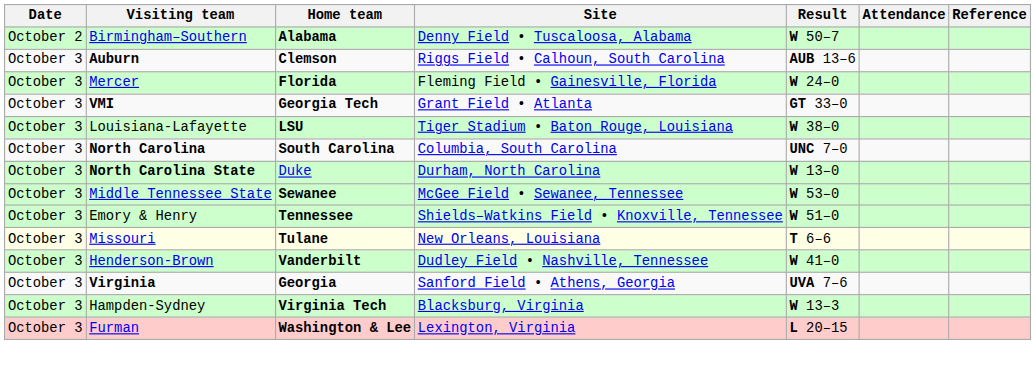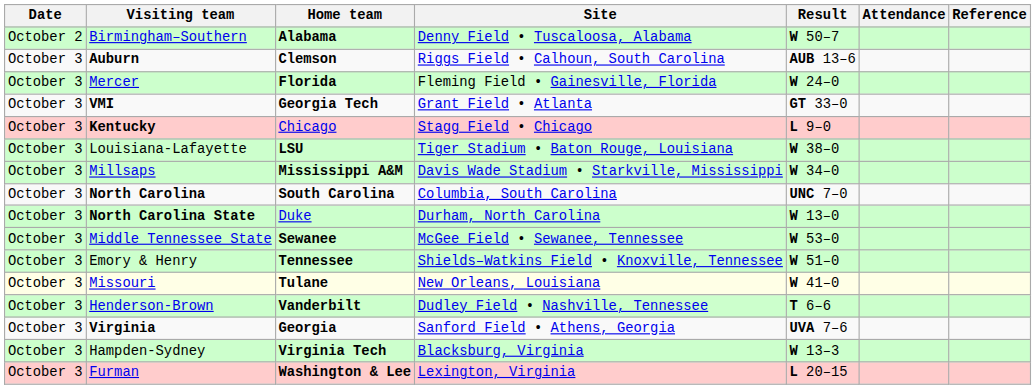+ row: (122, 128)
+ row: (122, 172)
(810, 239) T 6–6 -> (814, 284) W 41–0
(814, 262) W 41–0 -> (810, 306) T 6–6
